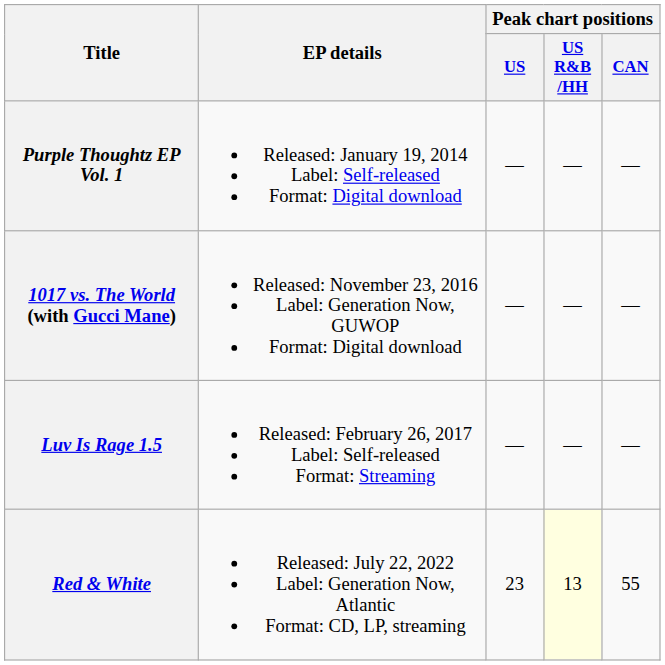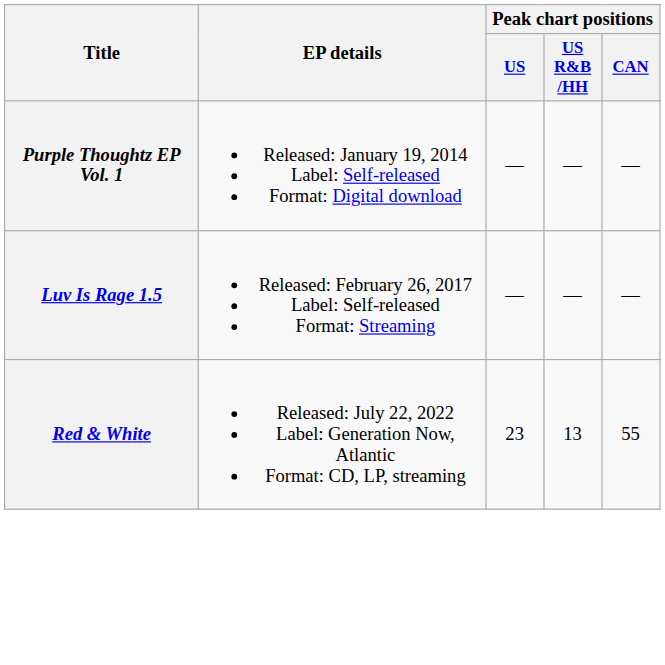- row: (102, 305)
(573, 584) lightyellow background -> (573, 434) no background
